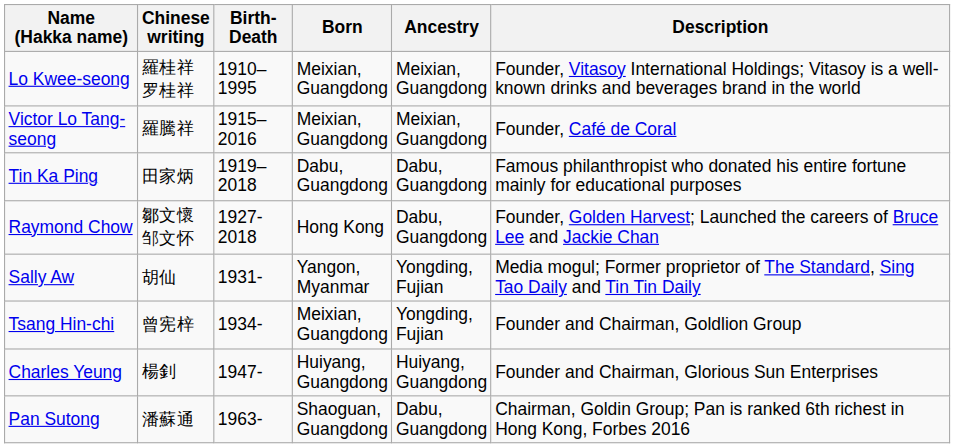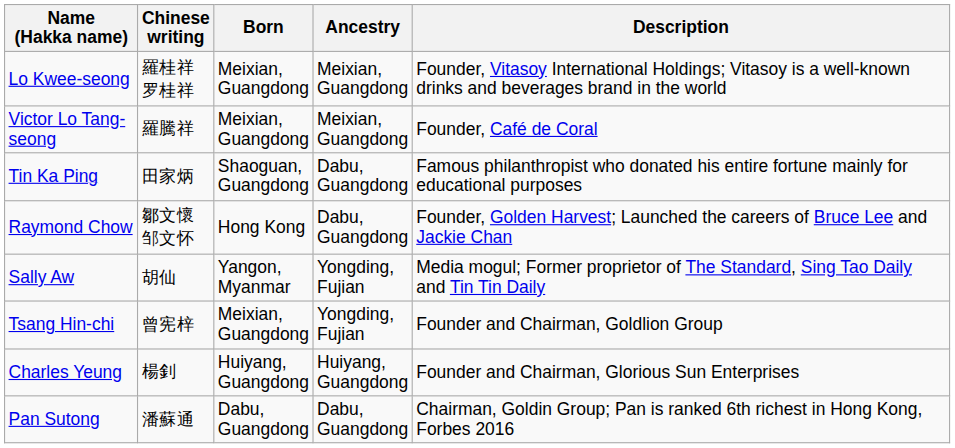- column: (253, 28)
(342, 176) Dabu, Guangdong -> (263, 176) Shaoguan, Guangdong
(342, 419) Shaoguan, Guangdong -> (263, 419) Dabu, Guangdong
